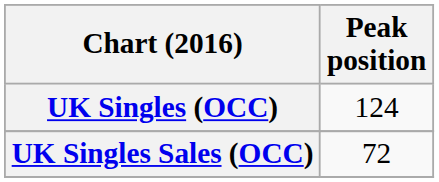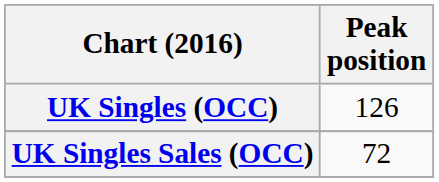(377, 107) 124 -> (377, 107) 126
